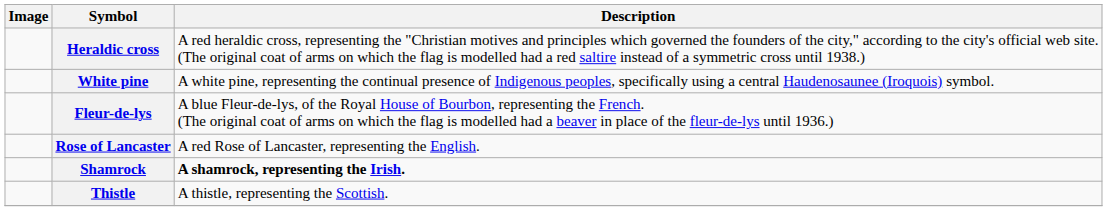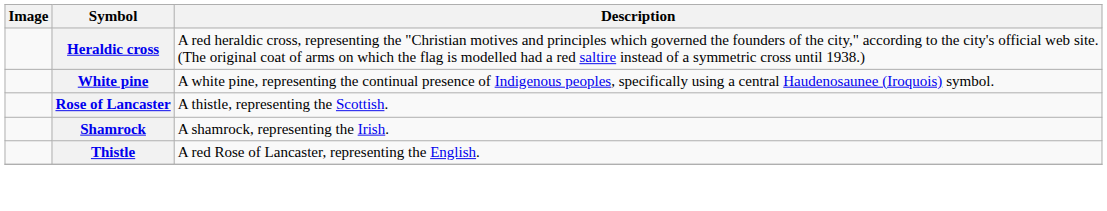- row: (113, 113)
(329, 145) A red Rose of Lancaster, representing the English. -> (283, 104) A thistle, representing the Scottish.
(291, 169) bold -> (283, 128) normal
(283, 193) A thistle, representing the Scottish. -> (329, 152) A red Rose of Lancaster, representing the English.
